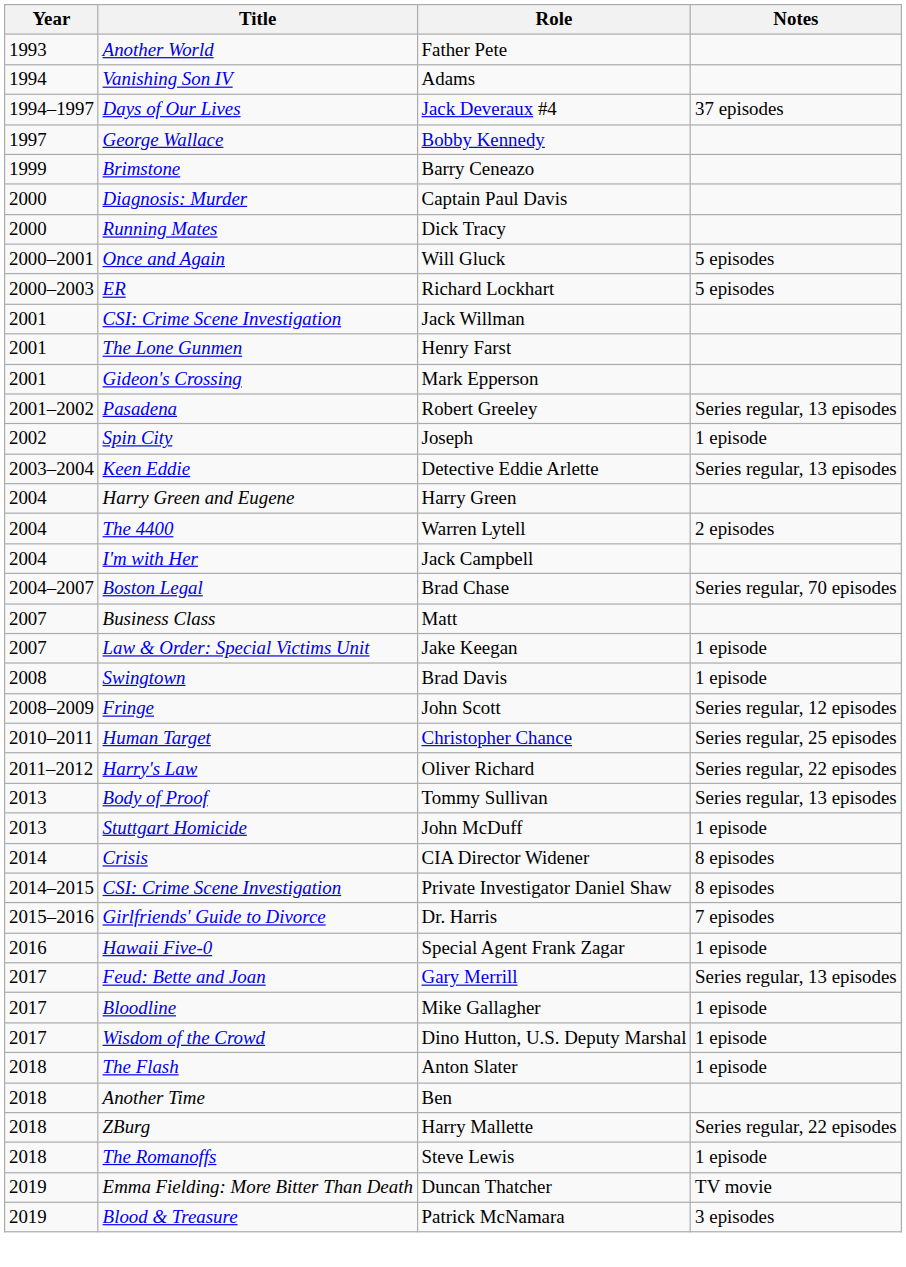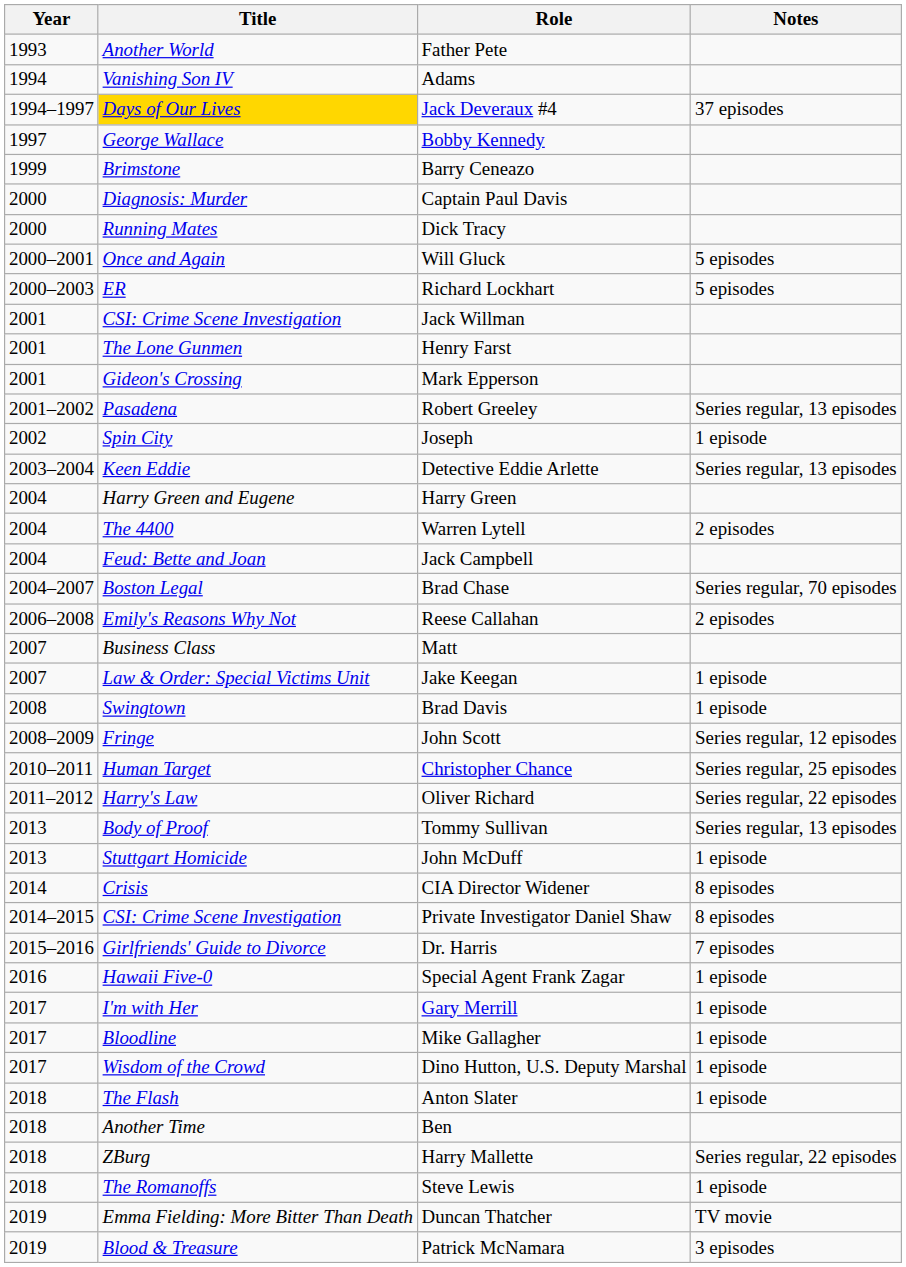(172, 109) no background -> (172, 109) gold background
(150, 558) I'm with Her -> (184, 558) Feud: Bette and Joan
+ row: (480, 618)
(184, 977) Feud: Bette and Joan -> (150, 1007) I'm with Her
(796, 977) Series regular, 13 episodes -> (731, 1007) 1 episode
